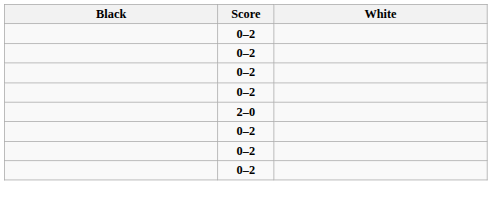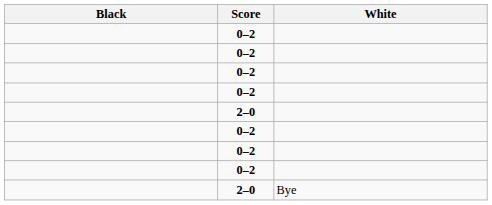+ row: (246, 190)
